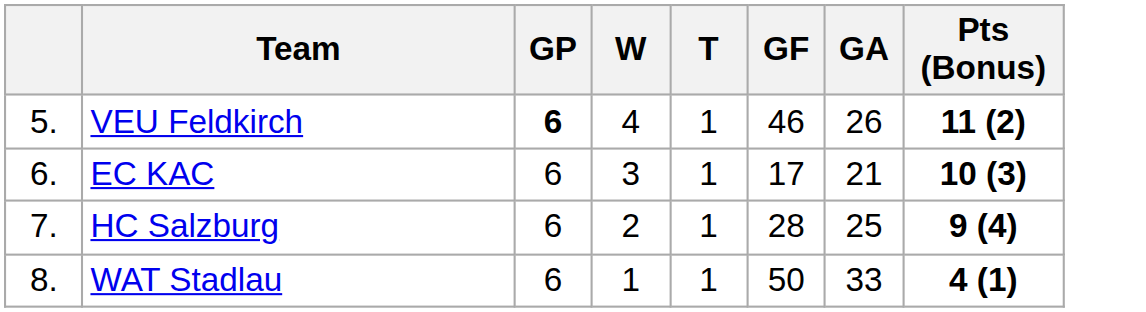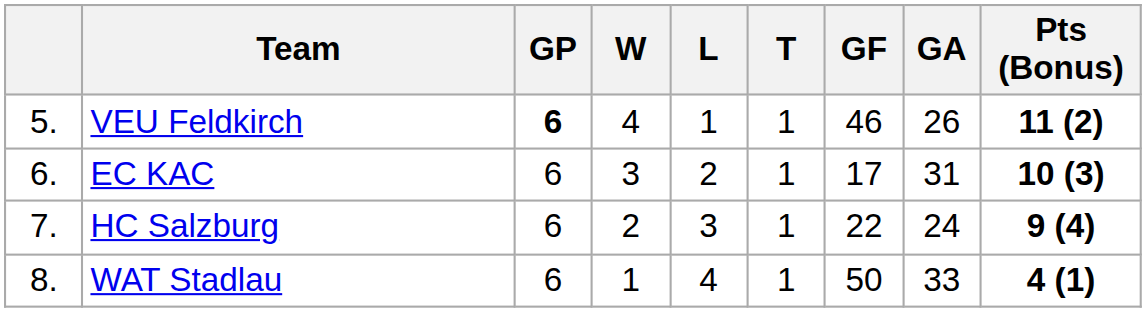+ column: (708, 49)
(864, 173) 21 -> (942, 173) 31
(786, 226) 28 -> (864, 226) 22
(864, 226) 25 -> (942, 226) 24
